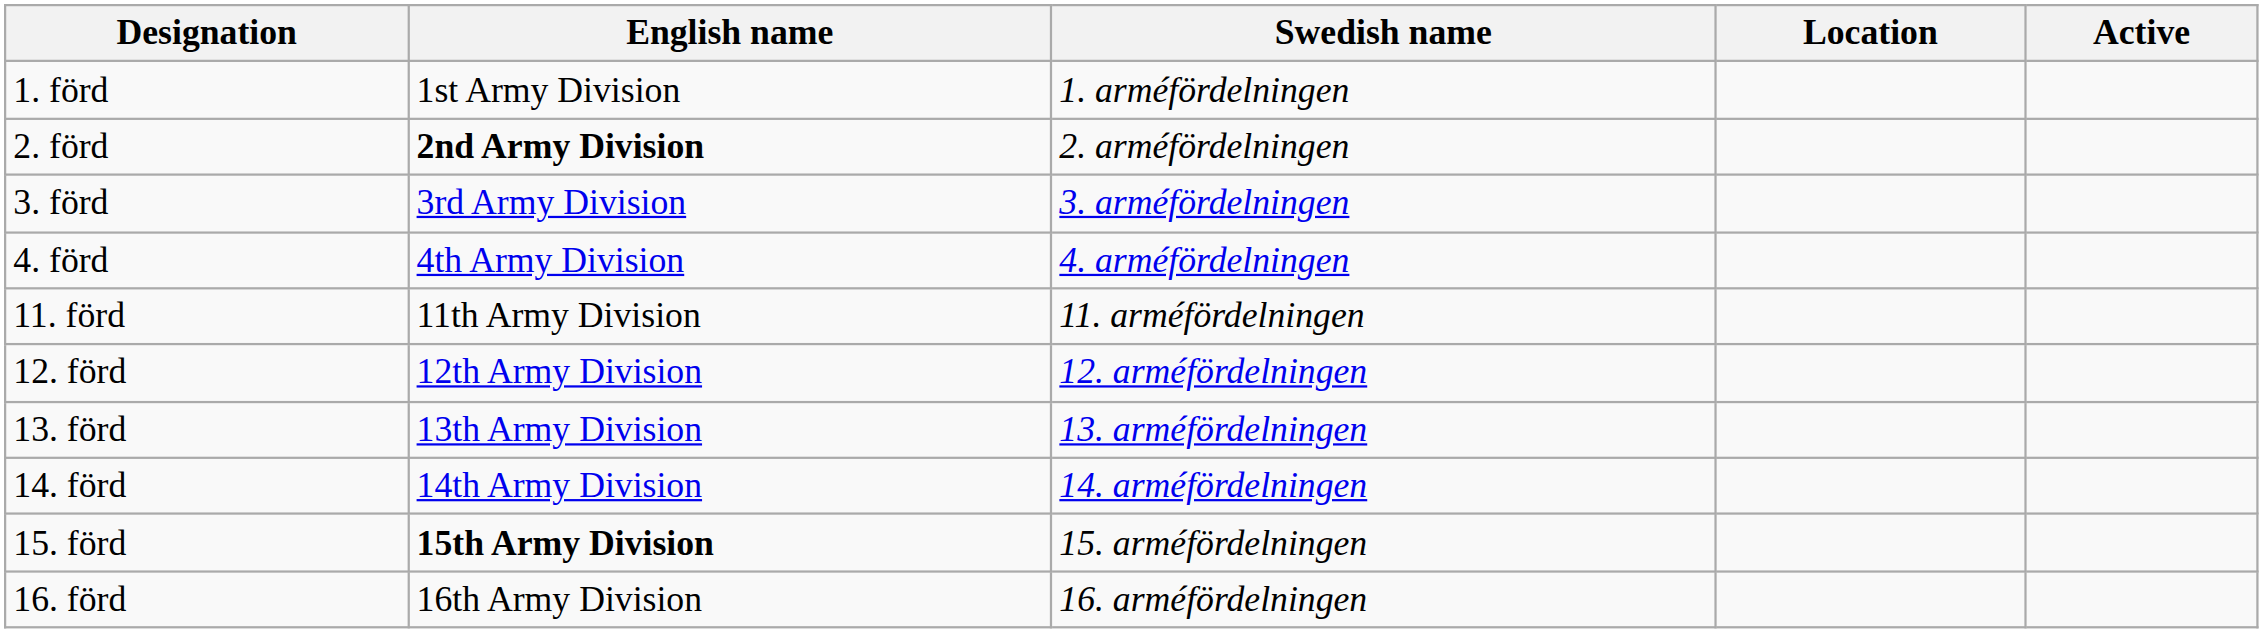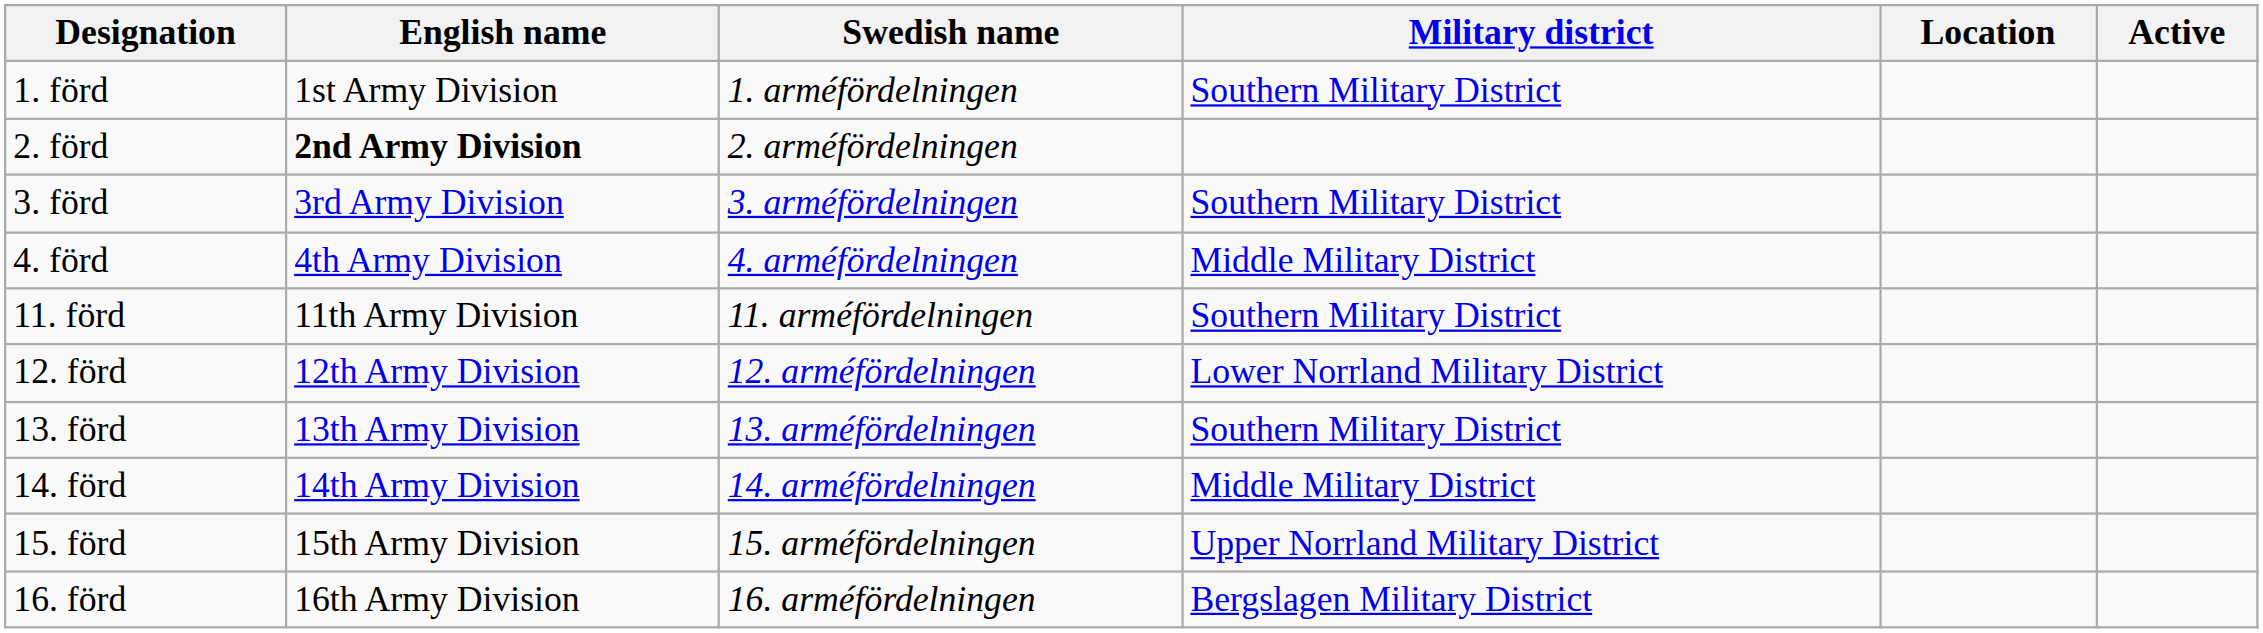+ column: (1531, 32)
(565, 542) bold -> (437, 542) normal
